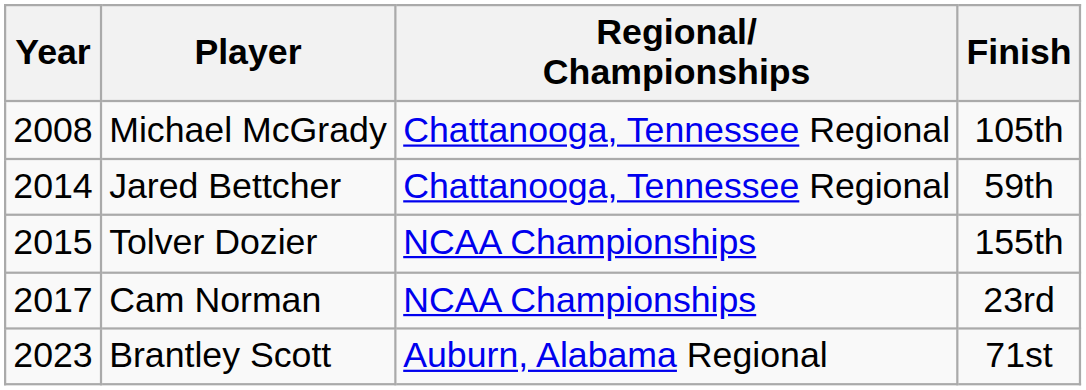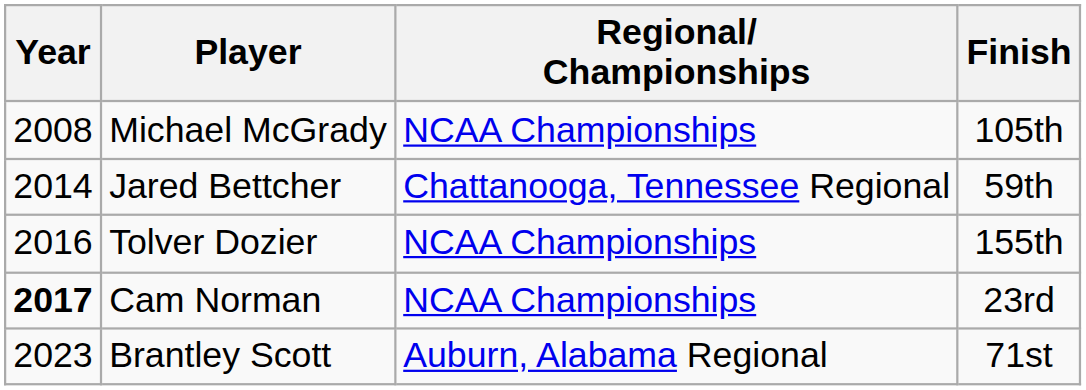(677, 129) Chattanooga, Tennessee Regional -> (580, 129) NCAA Championships
(53, 242) 2015 -> (53, 242) 2016
(53, 299) normal -> (53, 299) bold
